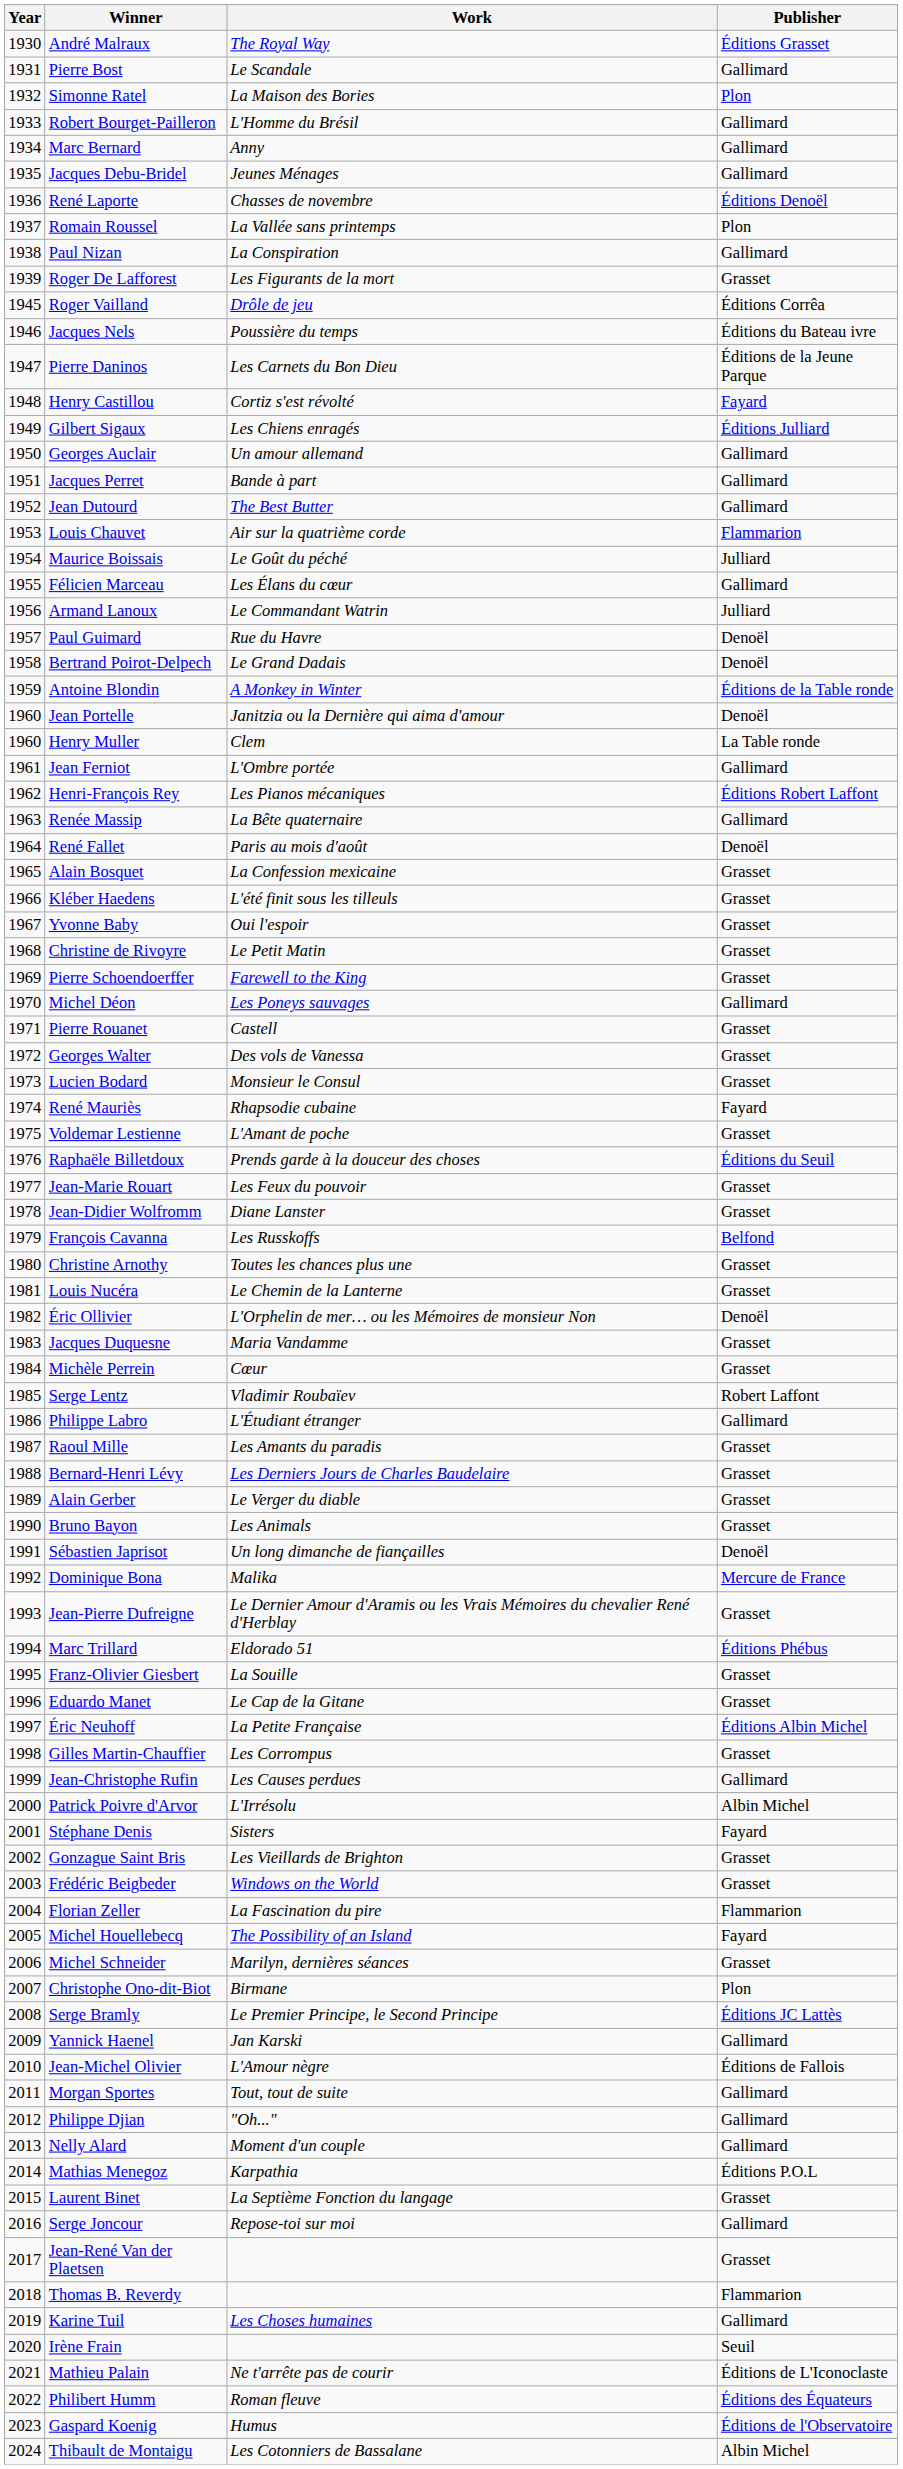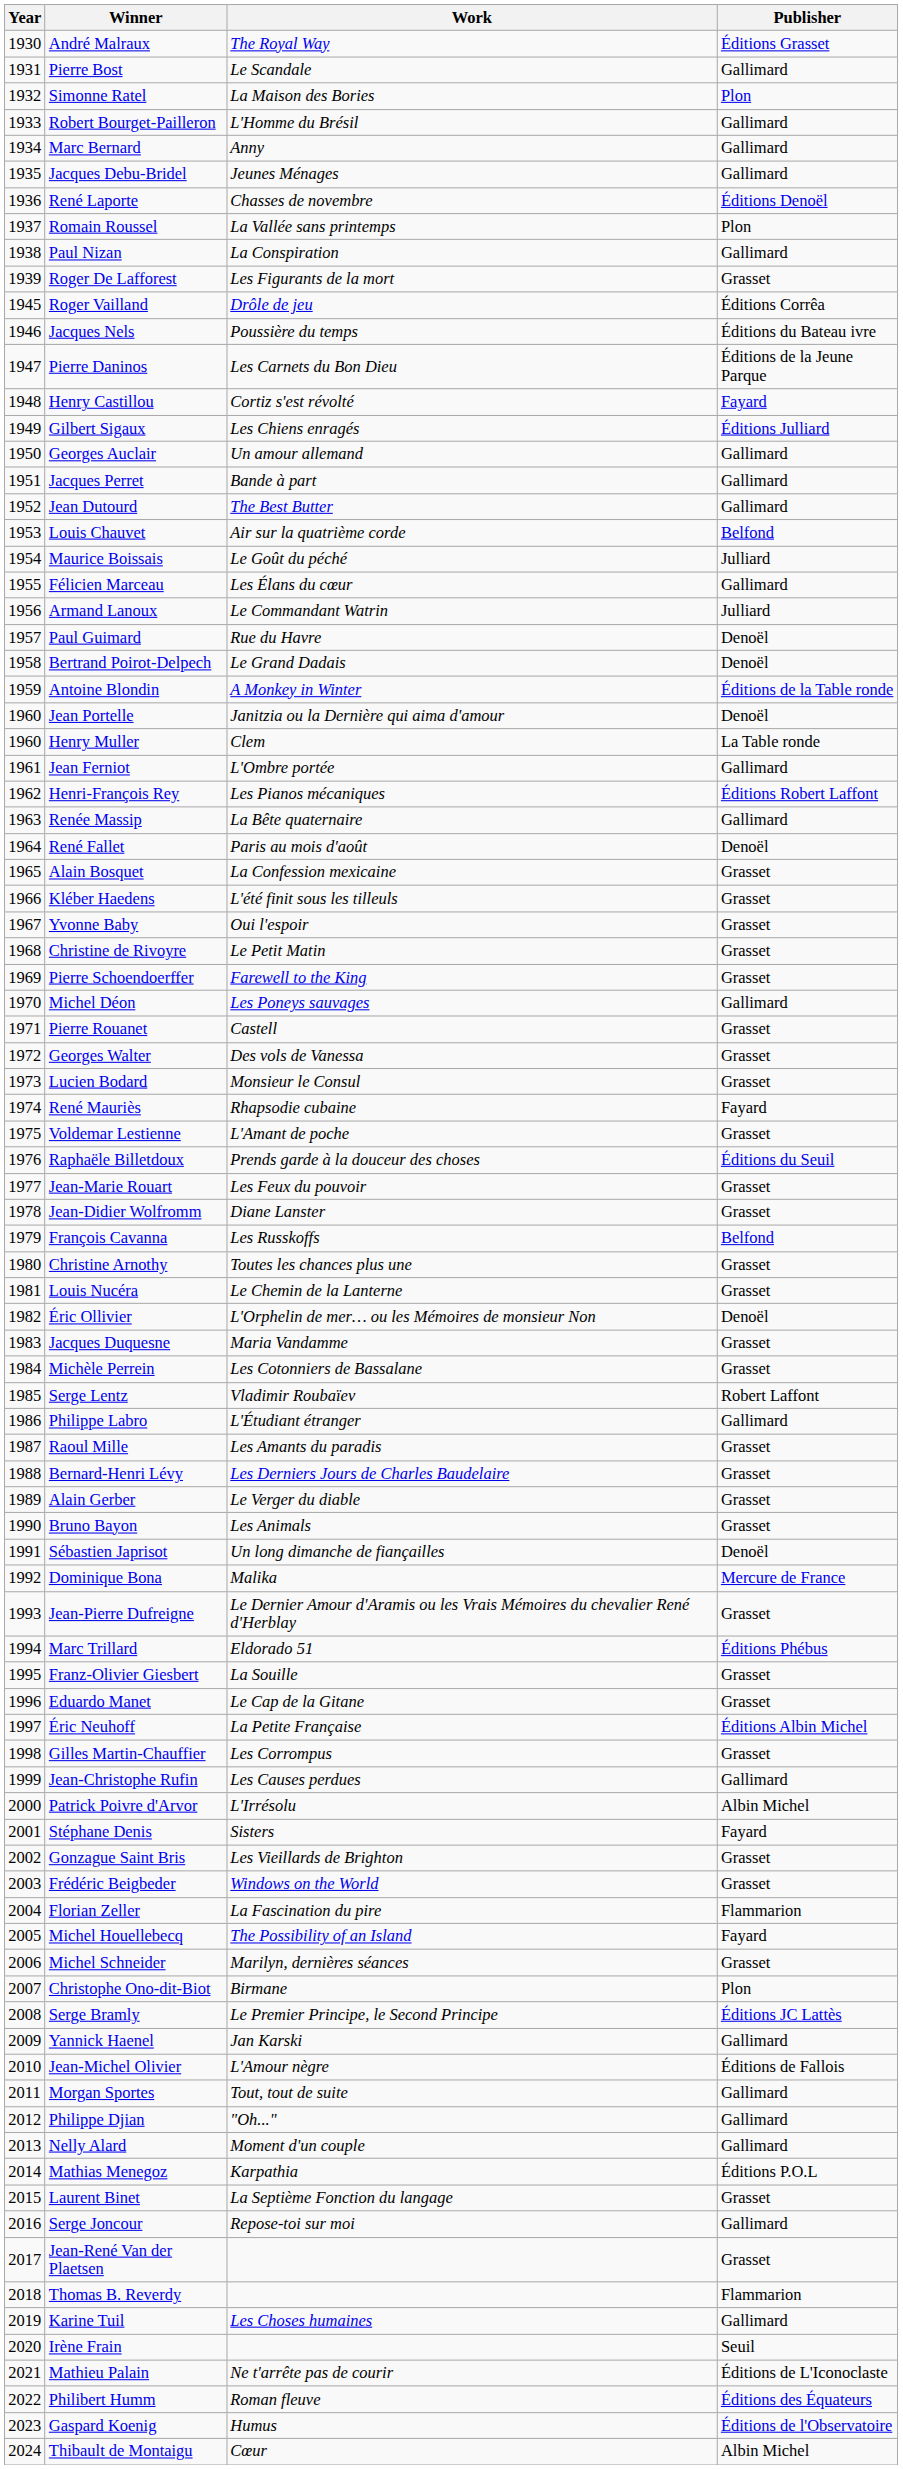(761, 532) Flammarion -> (747, 532) Belfond
(249, 1369) Cœur -> (326, 1369) Les Cotonniers de Bassalane
(326, 2451) Les Cotonniers de Bassalane -> (249, 2451) Cœur
